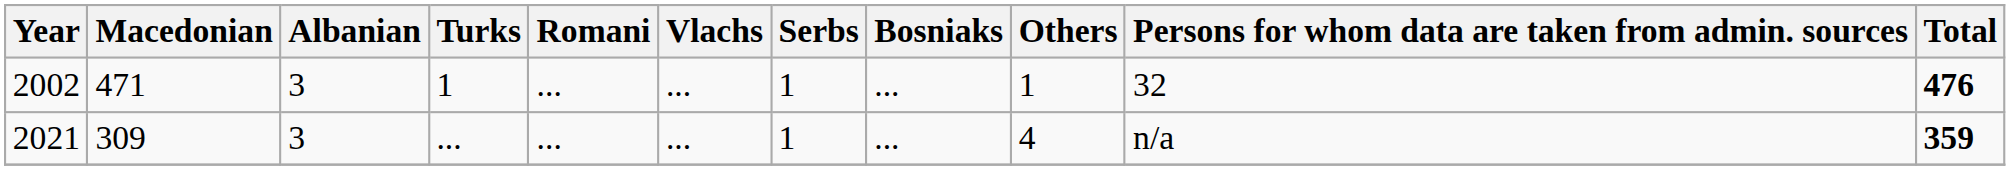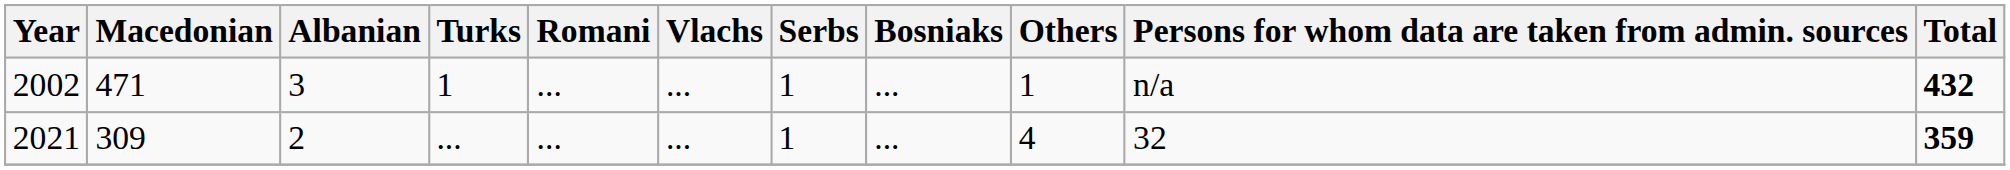(1150, 84) 32 -> (1154, 84) n/a
(1949, 84) 476 -> (1949, 84) 432
(297, 137) 3 -> (297, 137) 2
(1154, 137) n/a -> (1150, 137) 32
